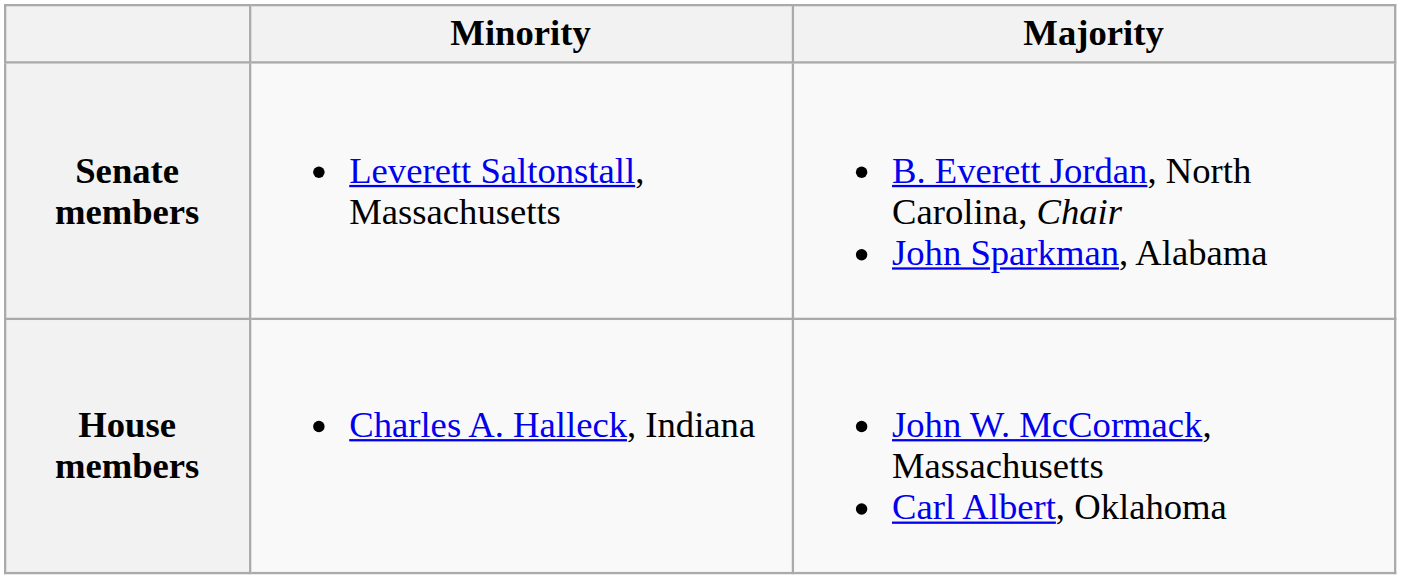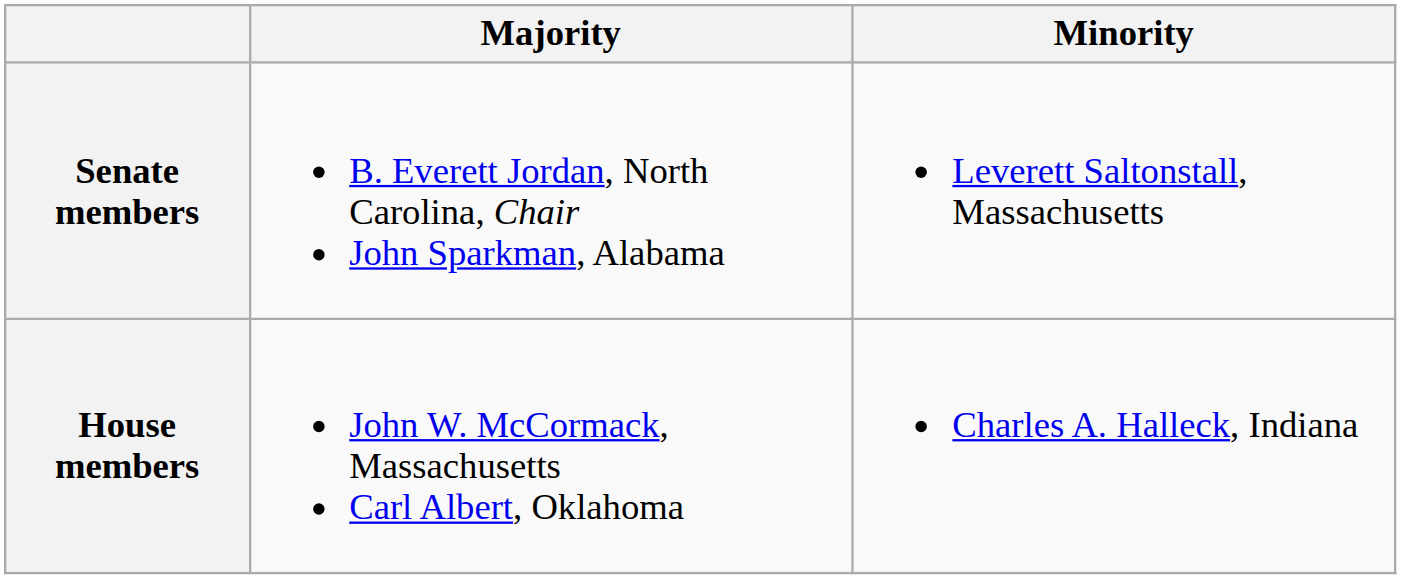columns swapped: (1094, 33) <-> (521, 33)
